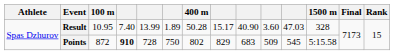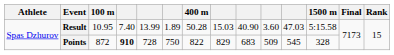(223, 27) 15.17 -> (223, 27) 15.03
(323, 27) 328 -> (323, 27) 5:15.58
(197, 42) 802 -> (197, 42) 822
(323, 42) 5:15.58 -> (323, 42) 328
